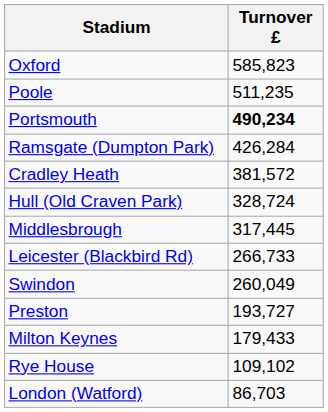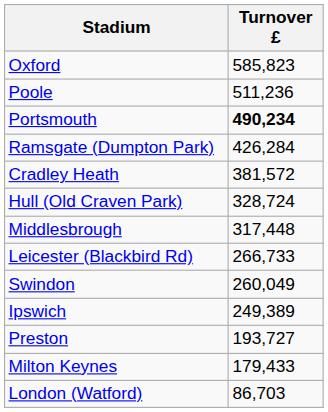(263, 92) 511,235 -> (263, 92) 511,236
(264, 229) 317,445 -> (264, 229) 317,448
+ row: (37, 311)
- row: (51, 366)
